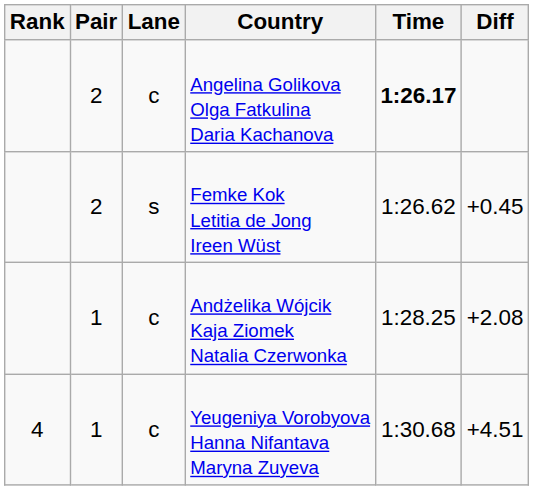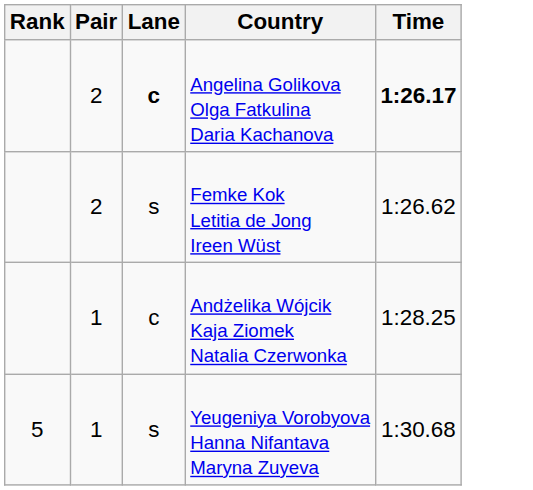- column: (495, 22)
(154, 95) normal -> (154, 95) bold
(37, 428) 4 -> (37, 428) 5
(154, 428) c -> (154, 428) s
